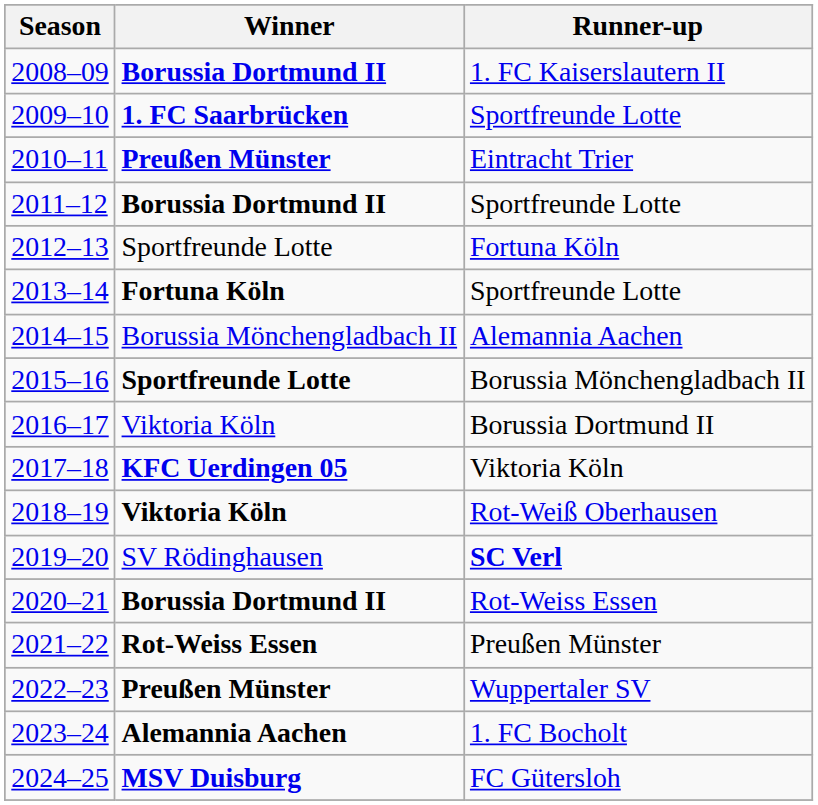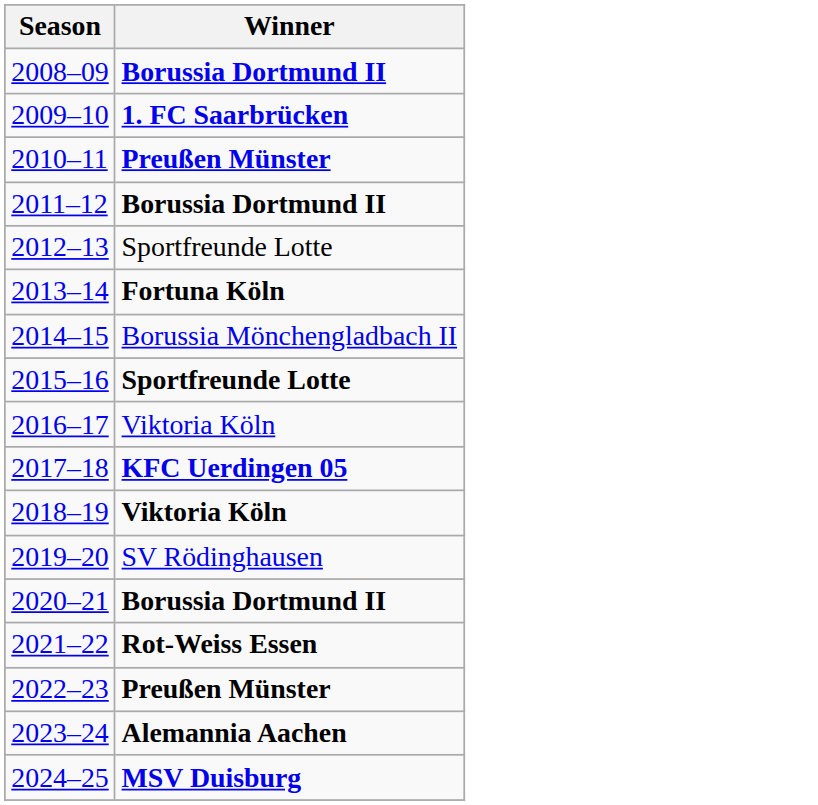- column: (638, 26)
